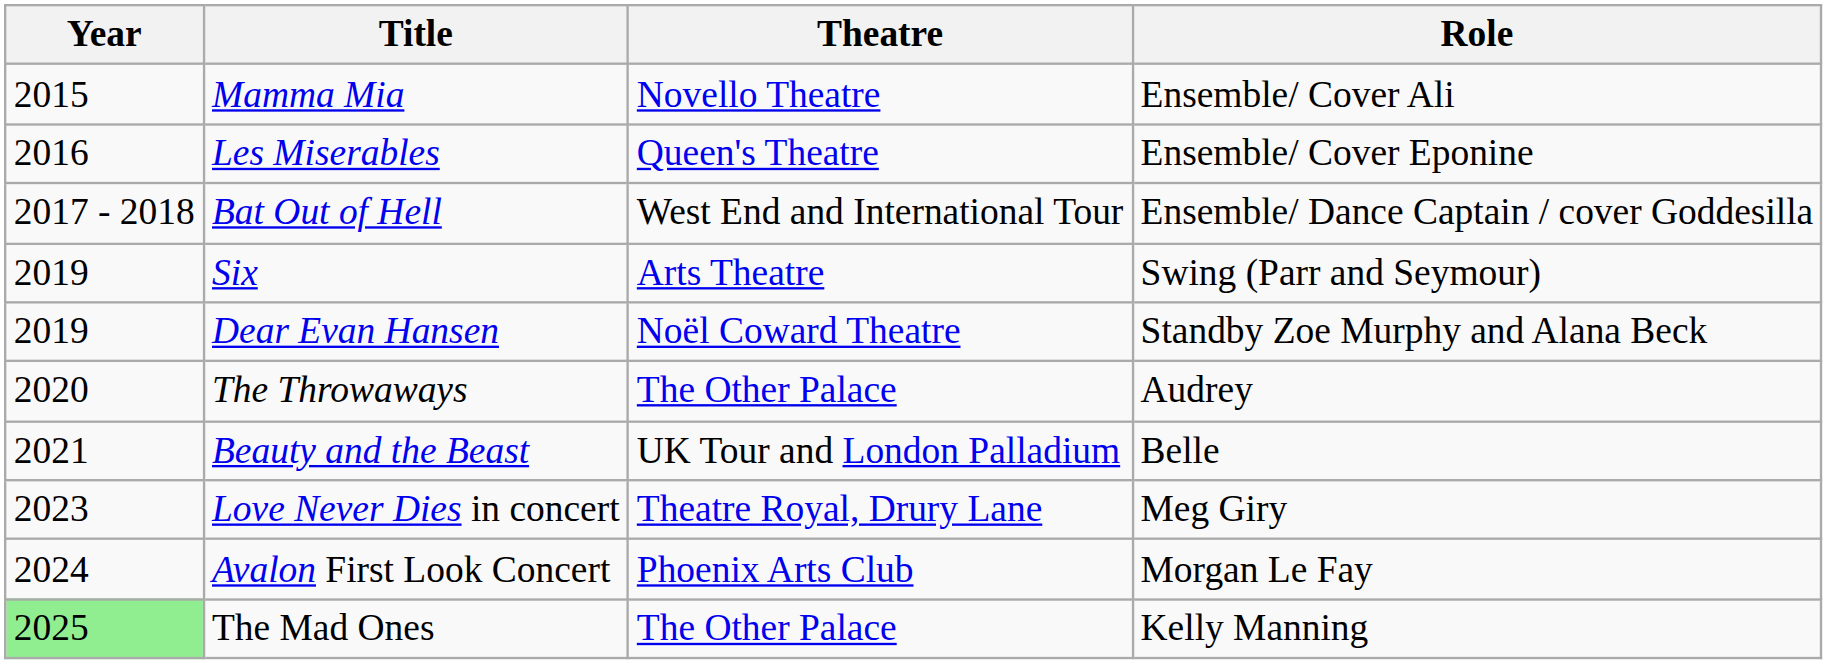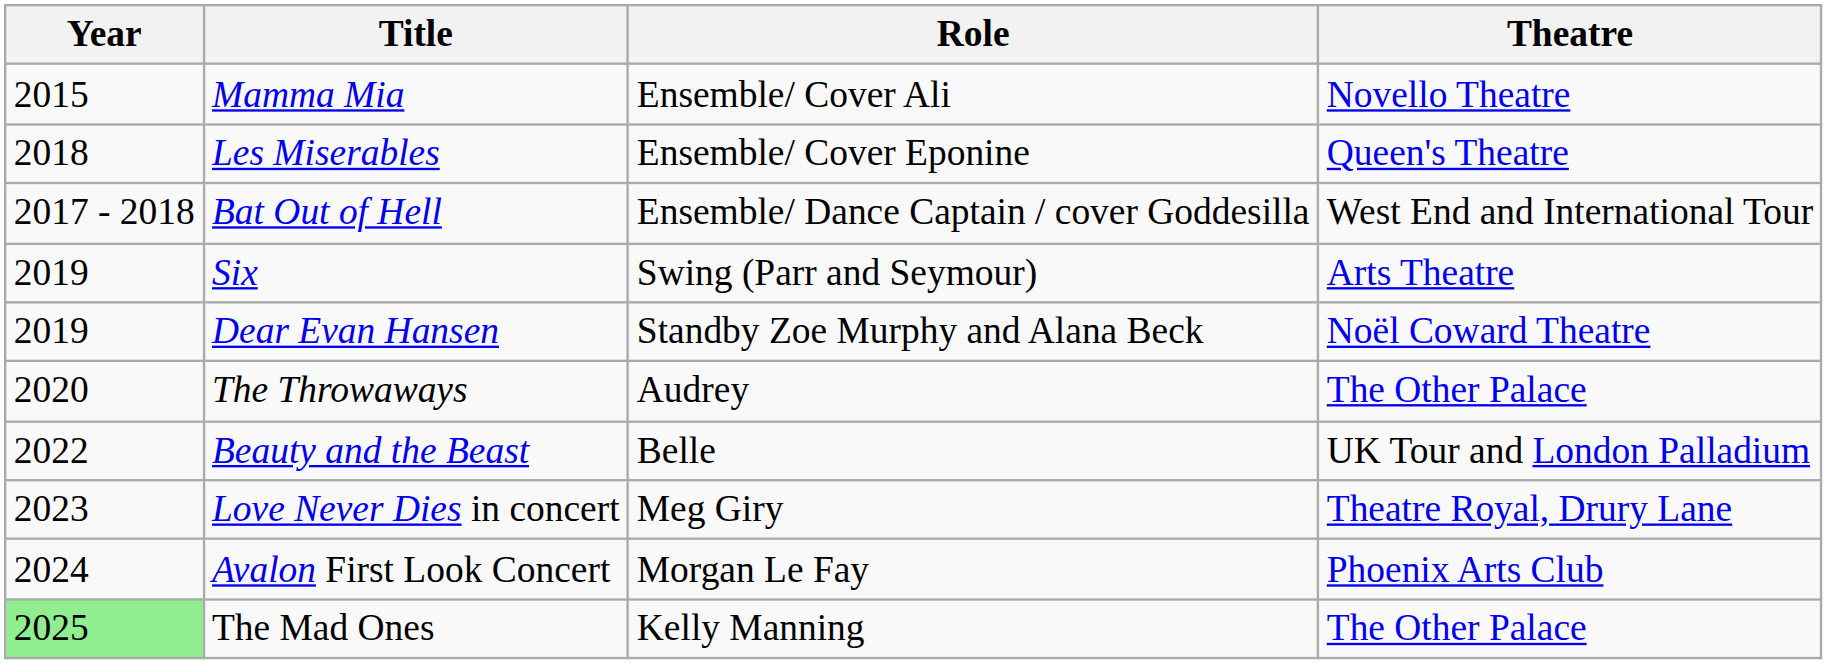columns swapped: (1477, 34) <-> (880, 34)
(51, 152) 2016 -> (51, 152) 2018
(51, 449) 2021 -> (51, 449) 2022
